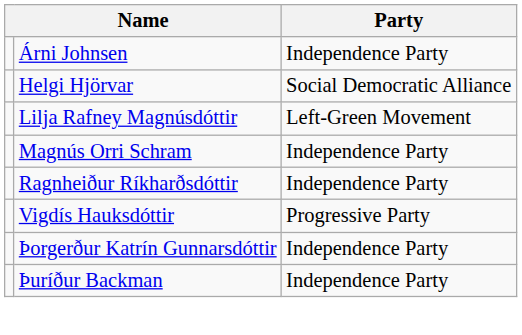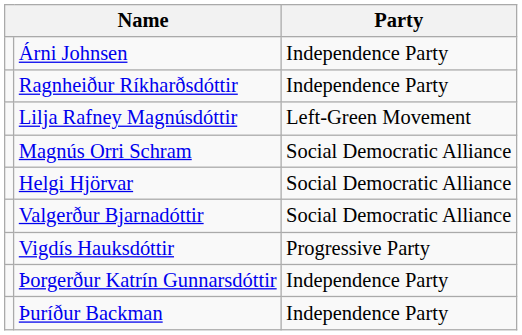rows swapped: (76, 85) <-> (128, 183)
(367, 150) Independence Party -> (399, 150) Social Democratic Alliance
+ row: (111, 215)
